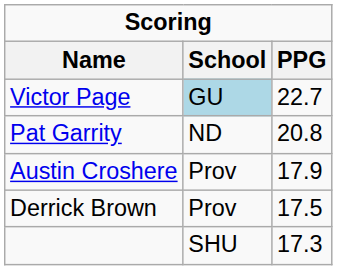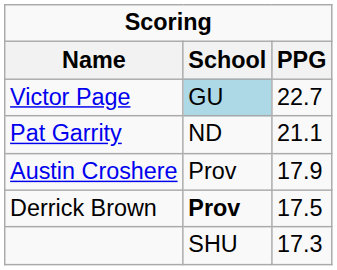(300, 134) 20.8 -> (300, 134) 21.1
(212, 208) normal -> (214, 208) bold
